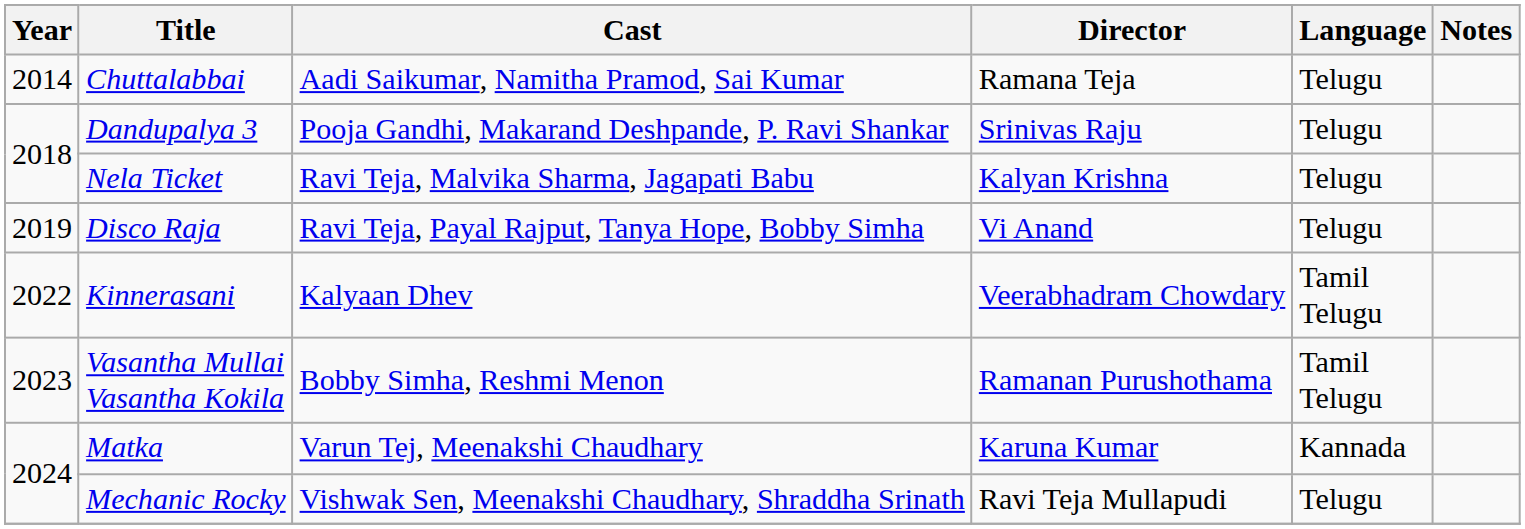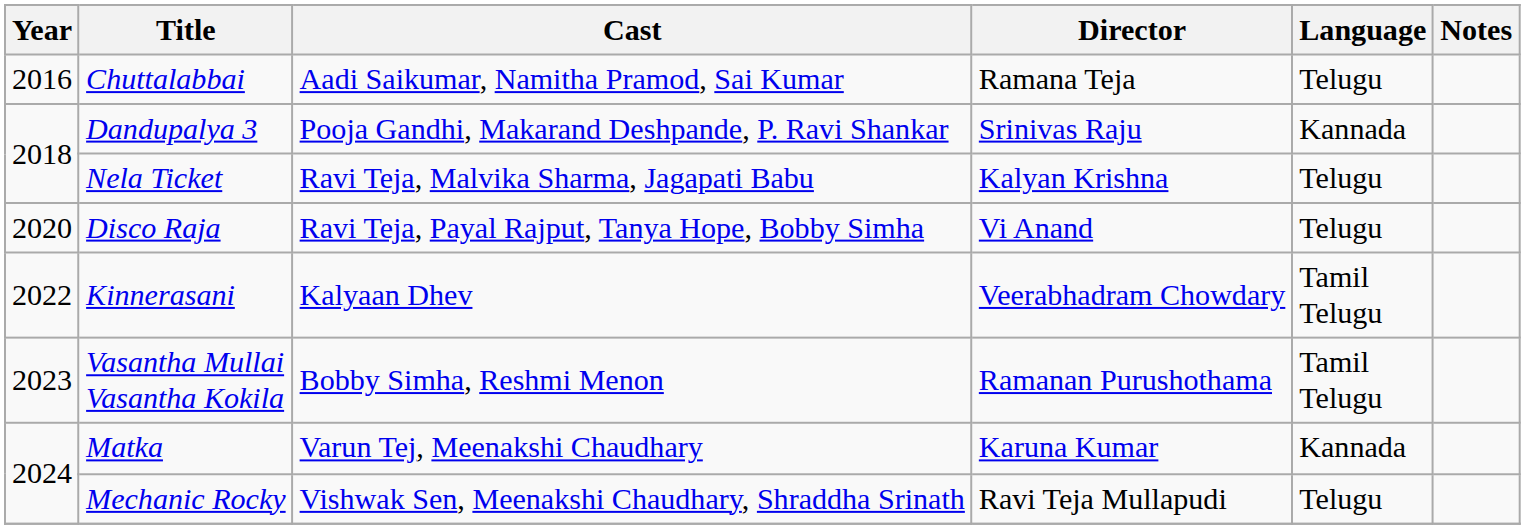(42, 79) 2014 -> (42, 79) 2016
(1341, 128) Telugu -> (1353, 128) Kannada
(42, 227) 2019 -> (42, 227) 2020
